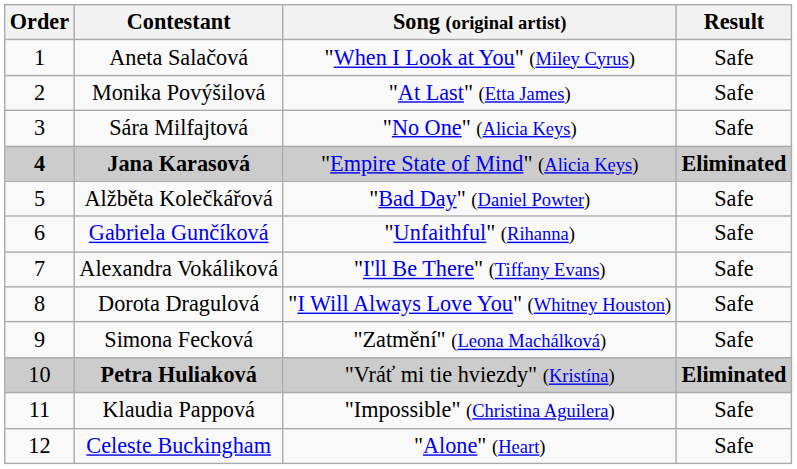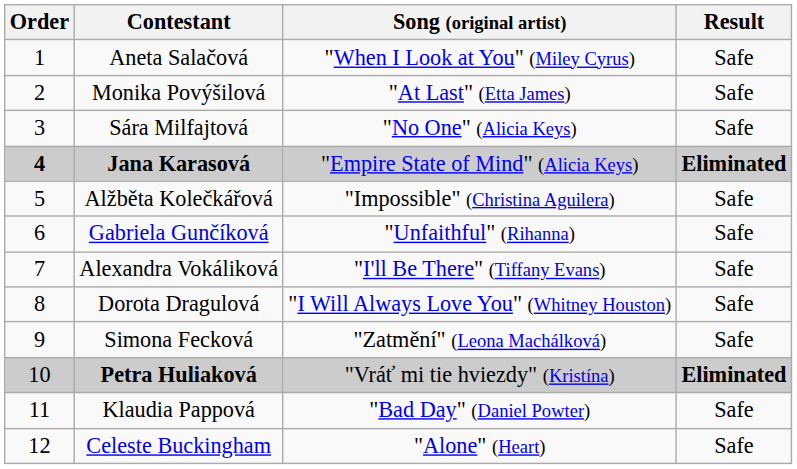(480, 198) "Bad Day" (Daniel Powter) -> (480, 198) "Impossible" (Christina Aguilera)
(480, 410) "Impossible" (Christina Aguilera) -> (480, 410) "Bad Day" (Daniel Powter)
